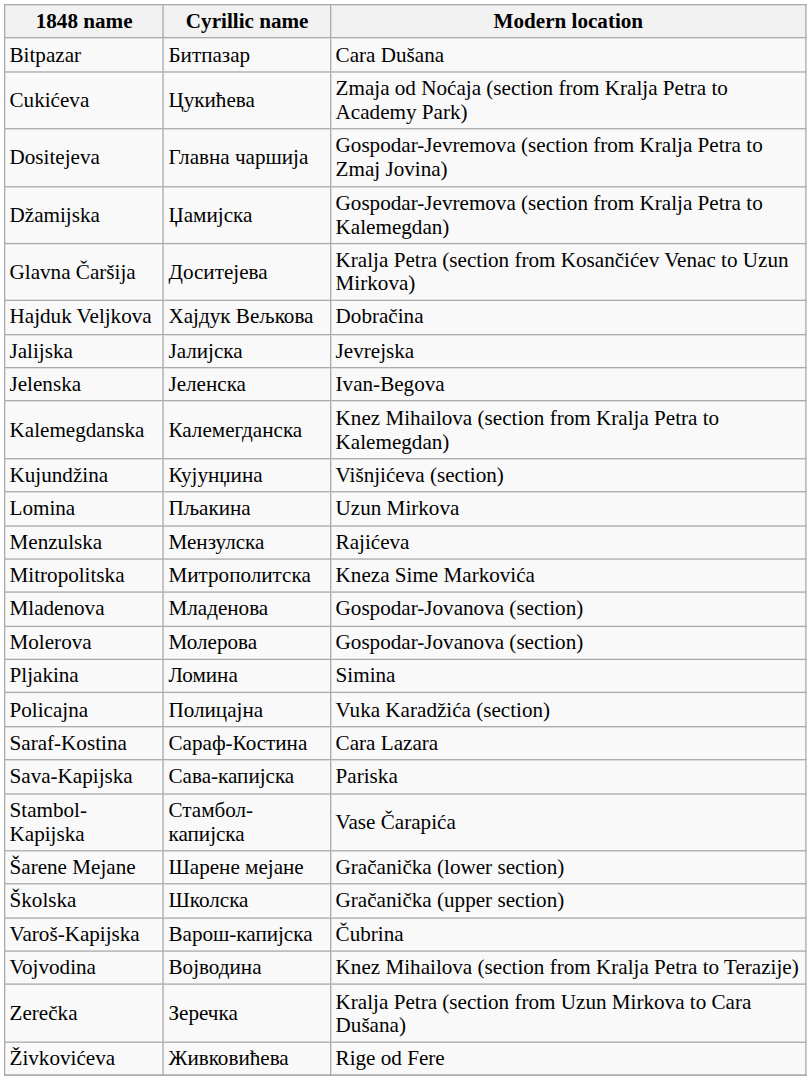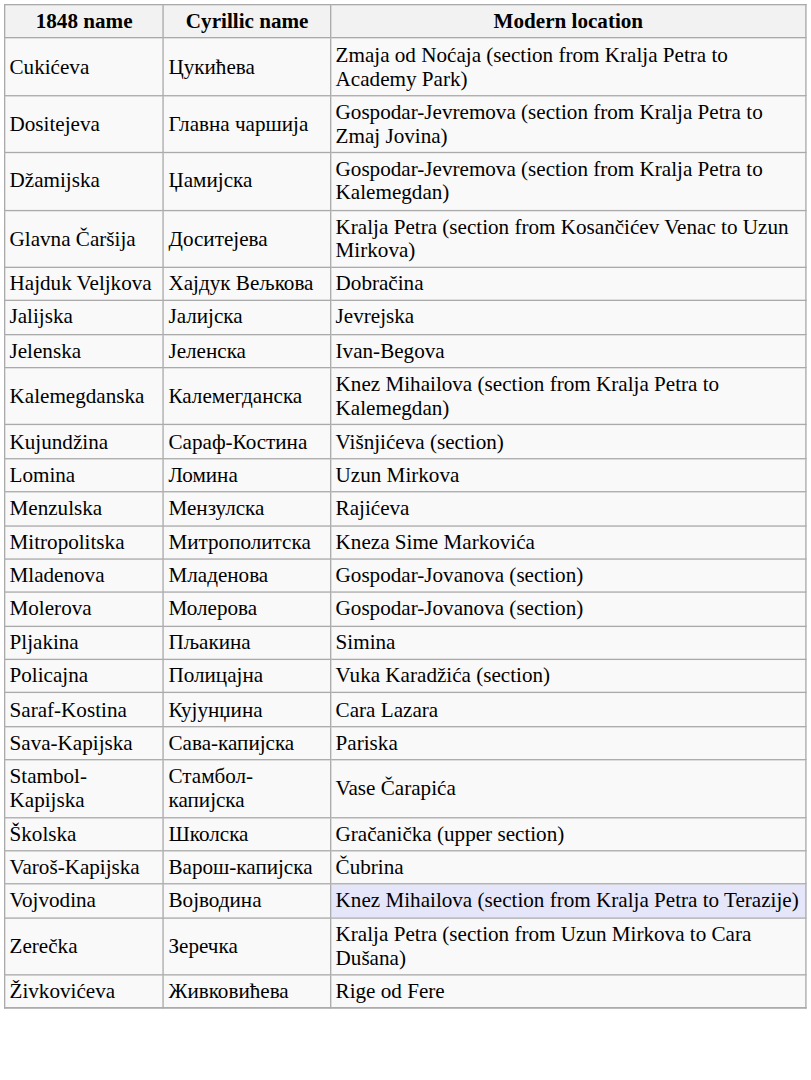- row: (45, 54)
(216, 474) Кујунџина -> (238, 441) Сараф-Костина
(210, 508) Пљакина -> (203, 474) Ломина
(203, 675) Ломина -> (210, 642) Пљакина
(238, 742) Сараф-Костина -> (216, 709) Кујунџина
- row: (73, 867)
(567, 967) no background -> (567, 900) lavender background
